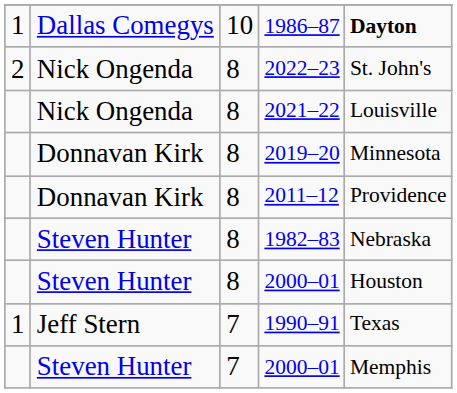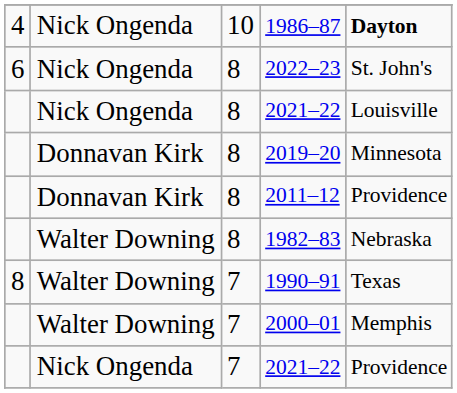(18, 25) 1 -> (18, 25) 4
(125, 25) Dallas Comegys -> (115, 25) Nick Ongenda
(18, 68) 2 -> (18, 68) 6
(114, 238) Steven Hunter -> (126, 238) Walter Downing
- row: (233, 281)
(18, 324) 1 -> (18, 281) 8
(88, 324) Jeff Stern -> (126, 281) Walter Downing
(114, 366) Steven Hunter -> (126, 324) Walter Downing
+ row: (234, 366)
